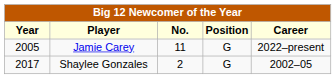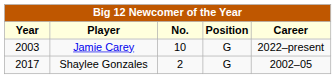(27, 47) 2005 -> (27, 47) 2003
(180, 47) 11 -> (180, 47) 10
